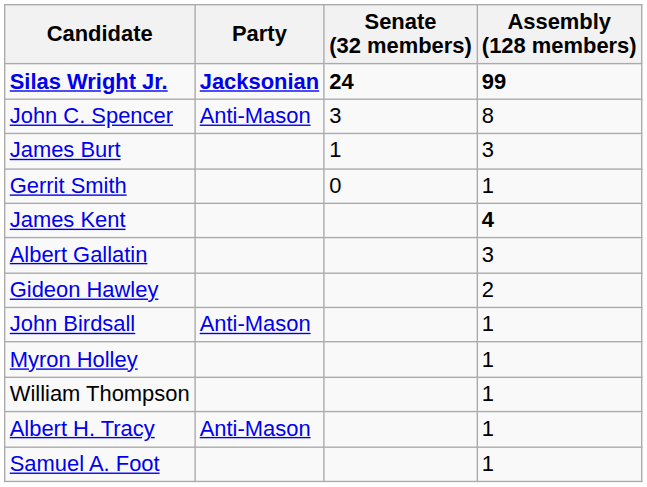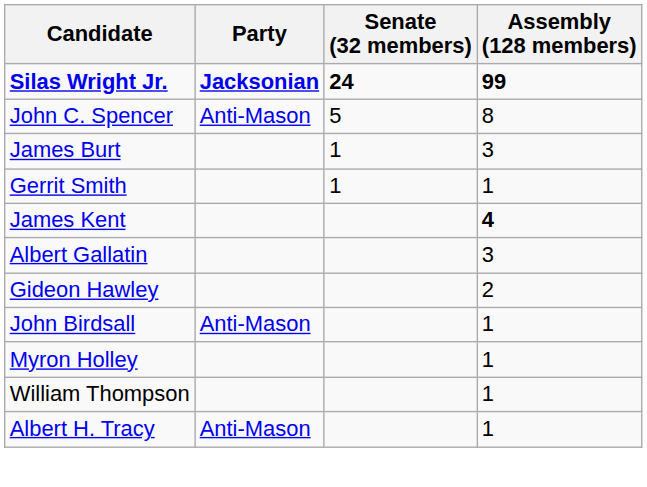(335, 116) 3 -> (335, 116) 5
(335, 185) 0 -> (335, 185) 1
- row: (85, 463)
